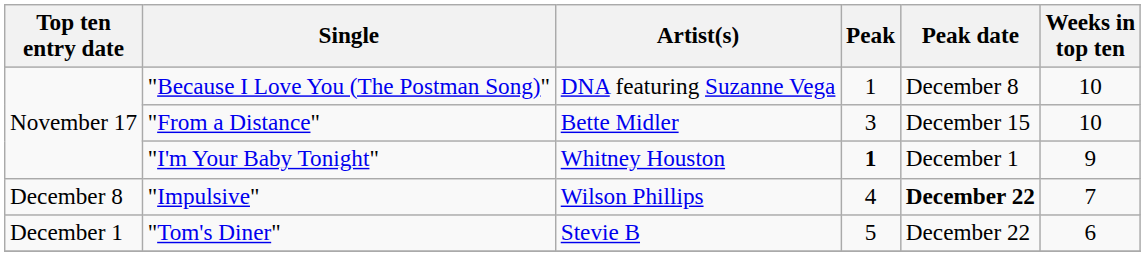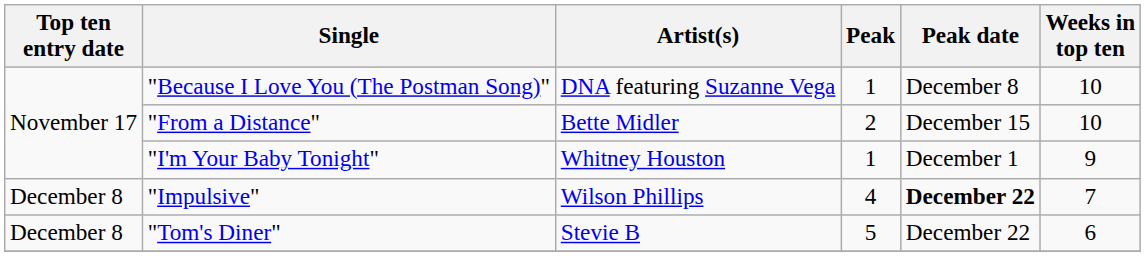(871, 122) 3 -> (871, 122) 2
(871, 159) bold -> (871, 159) normal
(66, 232) December 1 -> (66, 232) December 8
